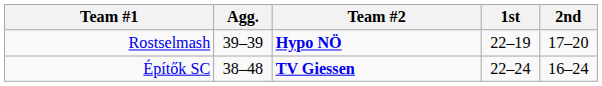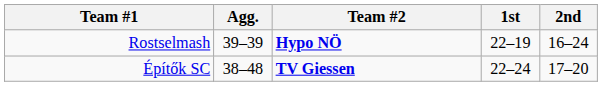(568, 42) 17–20 -> (568, 42) 16–24
(568, 68) 16–24 -> (568, 68) 17–20
